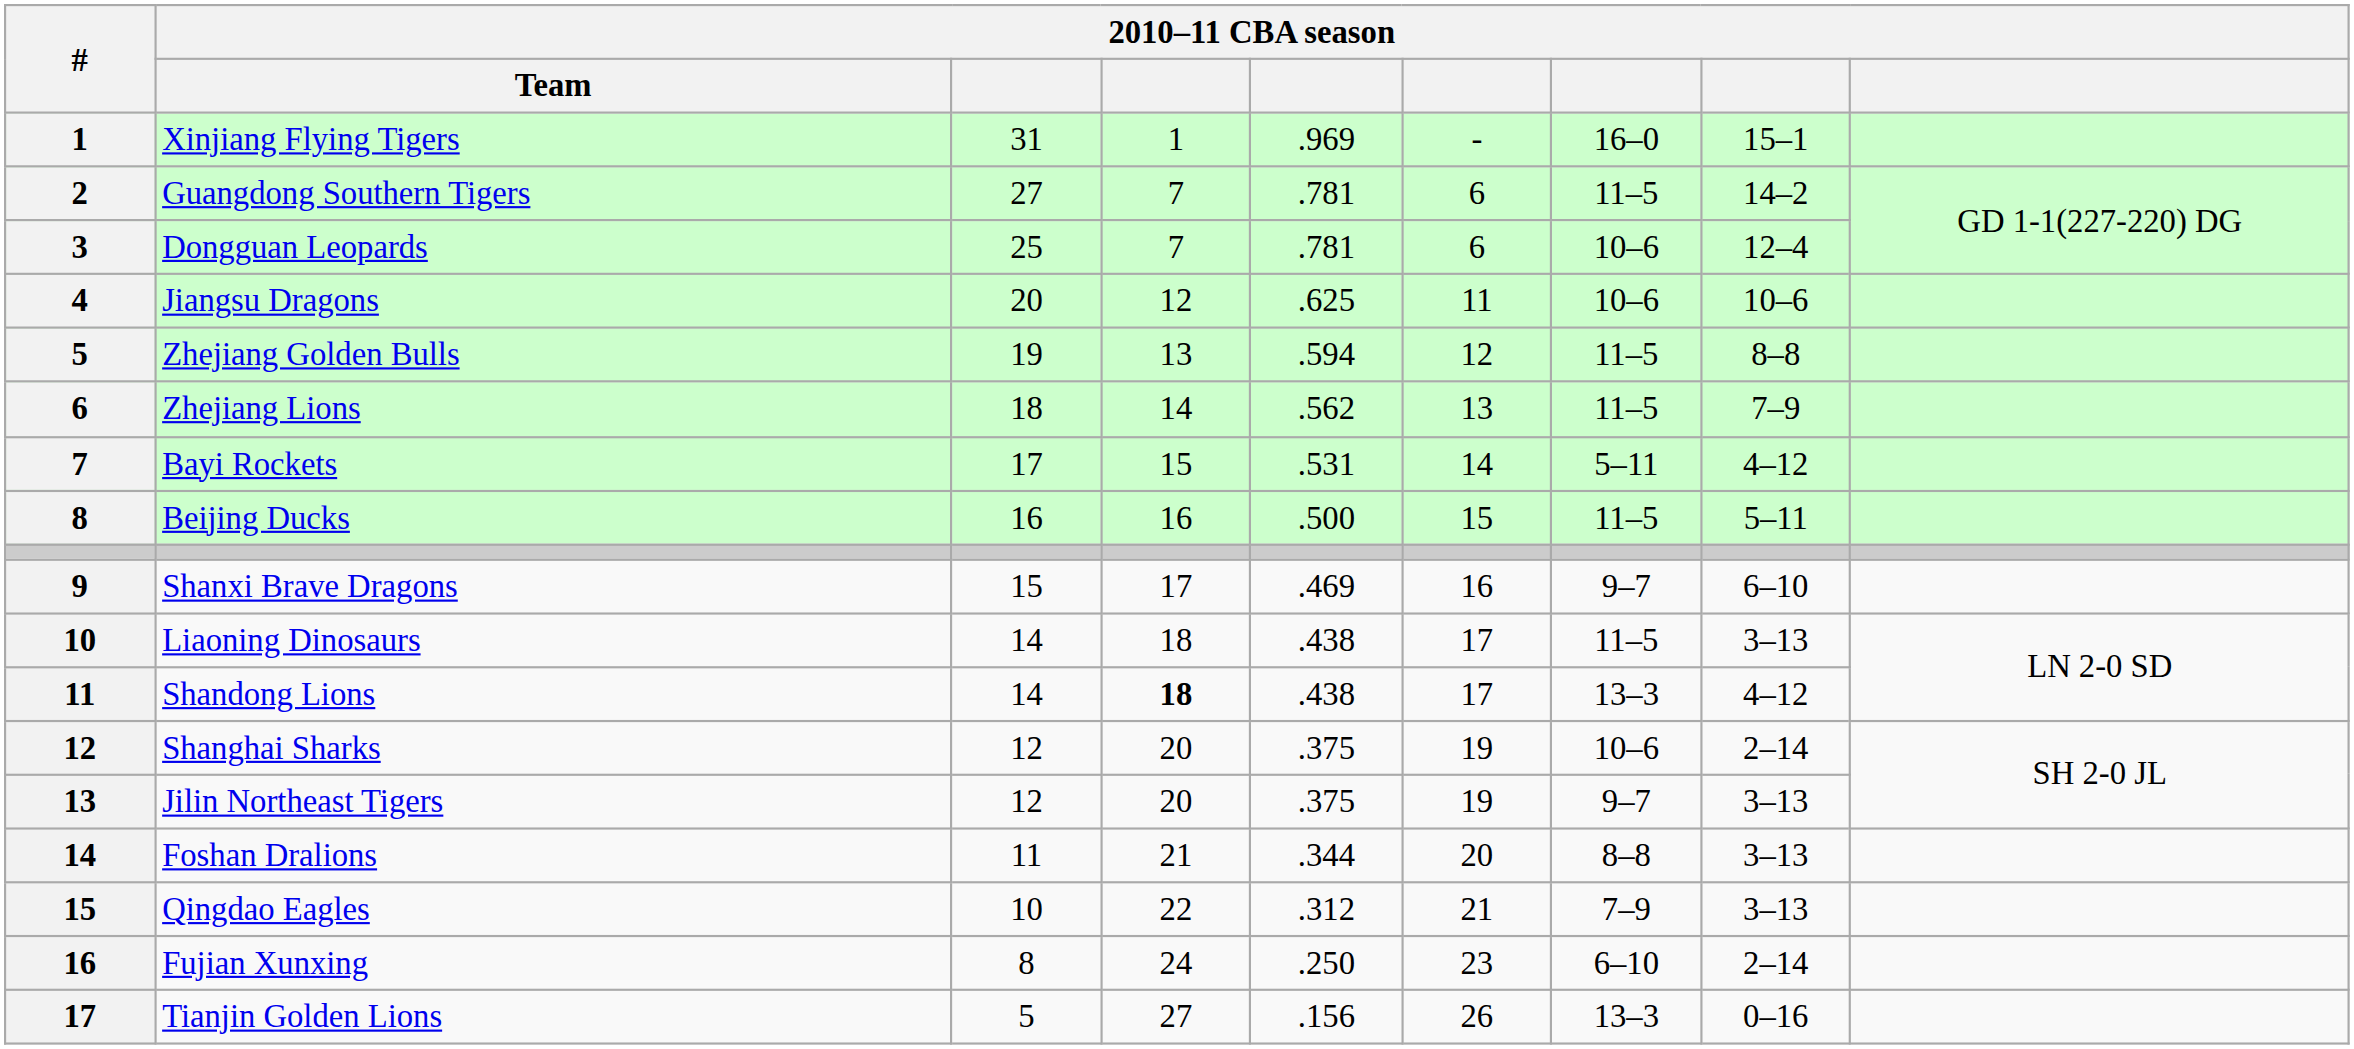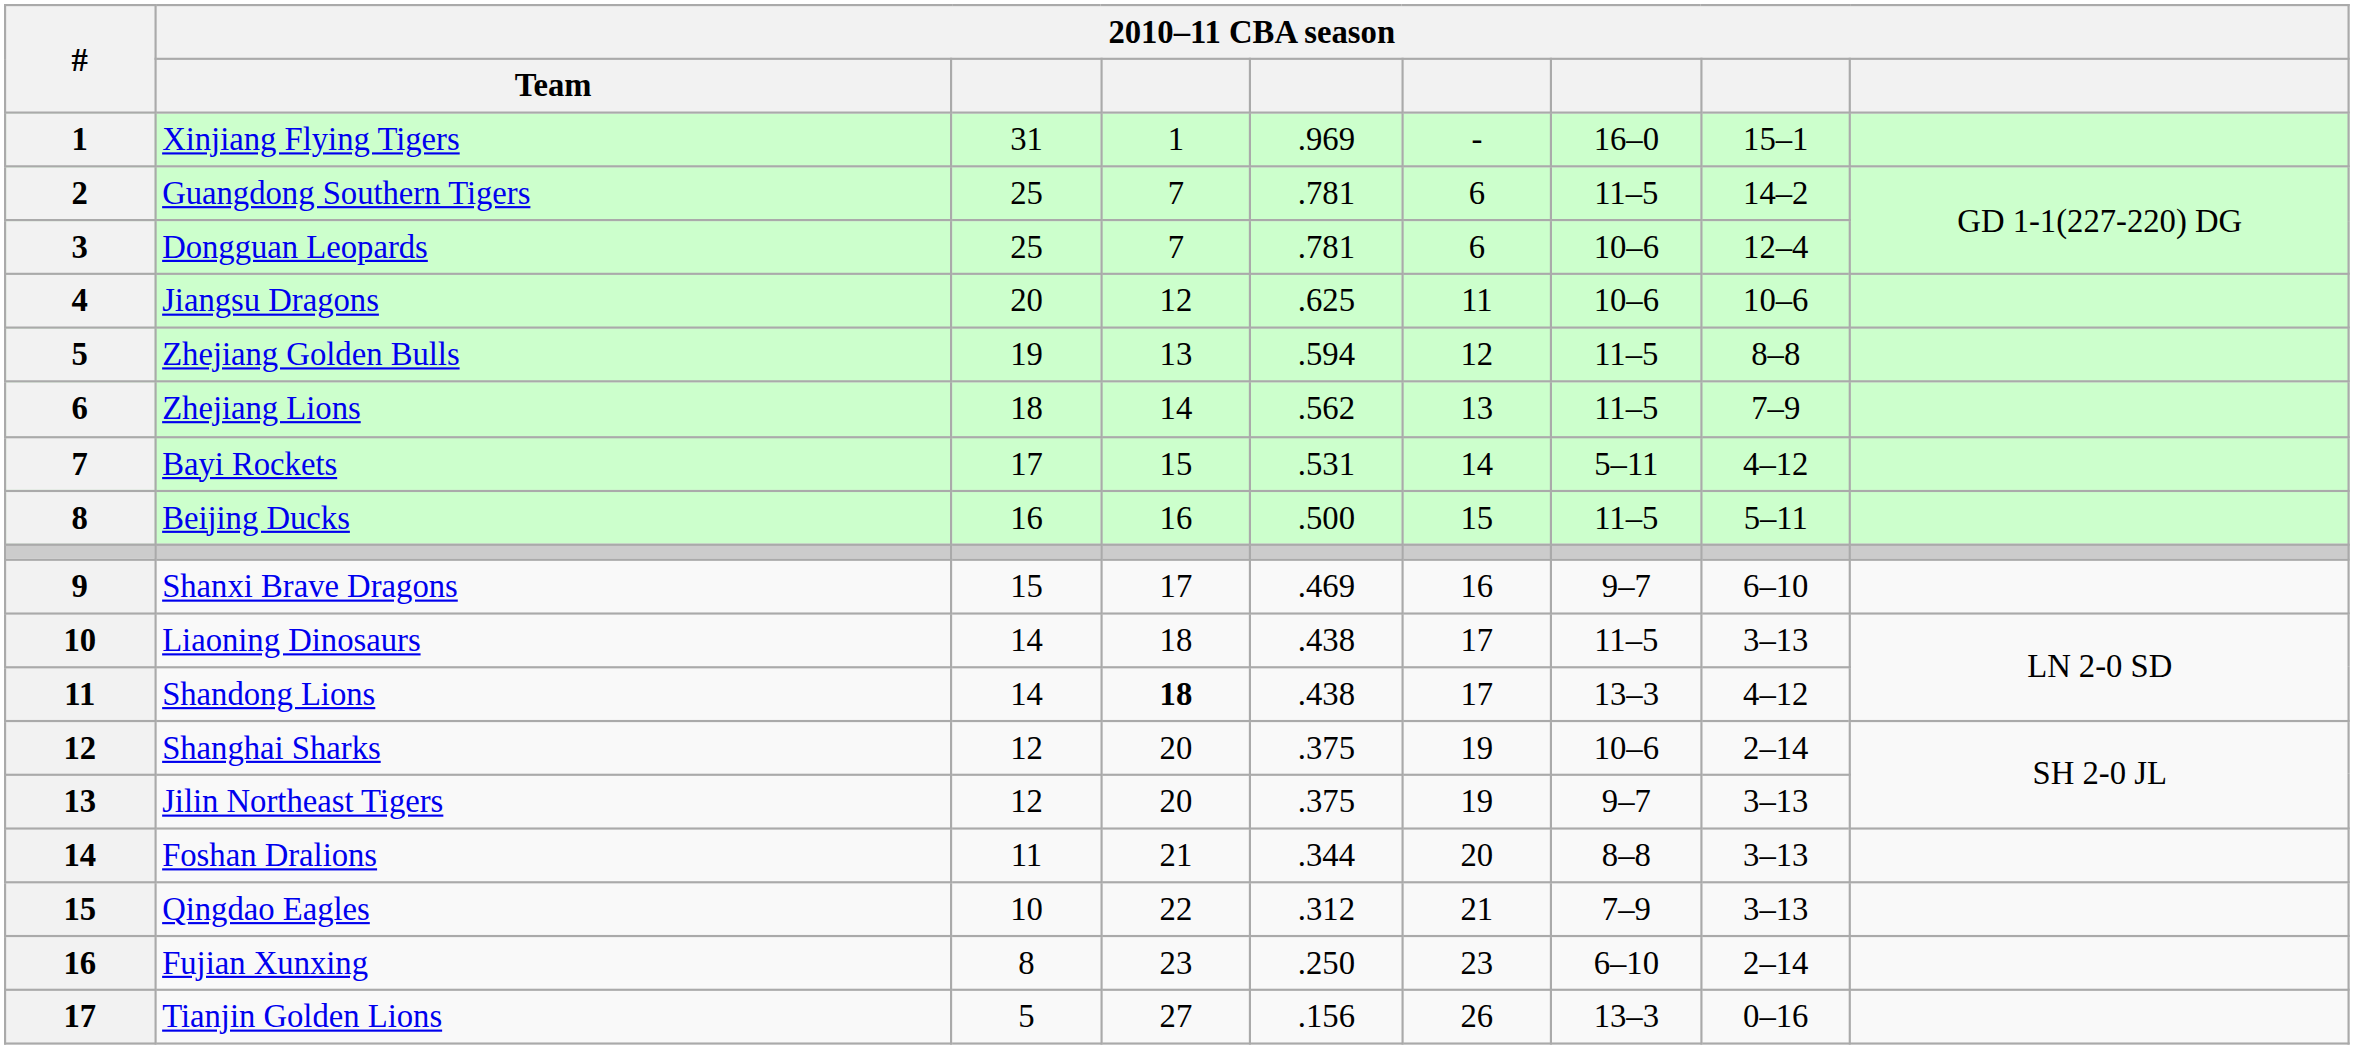(1026, 193) 27 -> (1026, 193) 25
(1176, 962) 24 -> (1176, 962) 23
